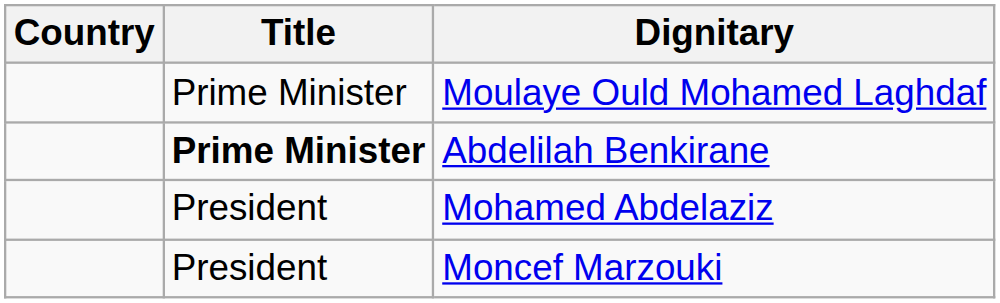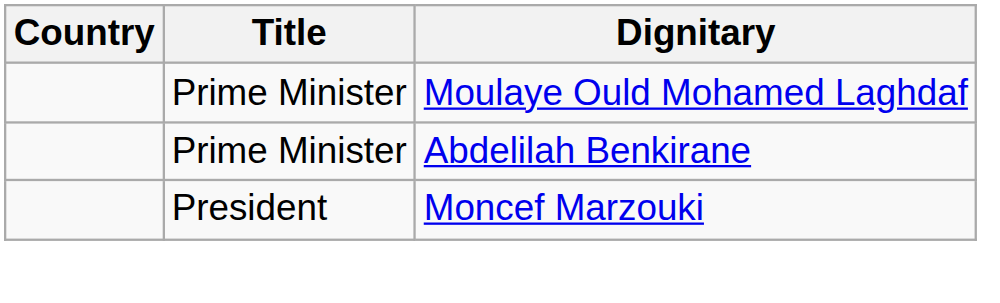(298, 150) bold -> (289, 150) normal
- row: (608, 208)
